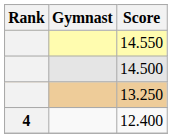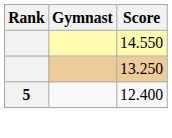- row: (142, 69)
(26, 120) 4 -> (26, 95) 5
